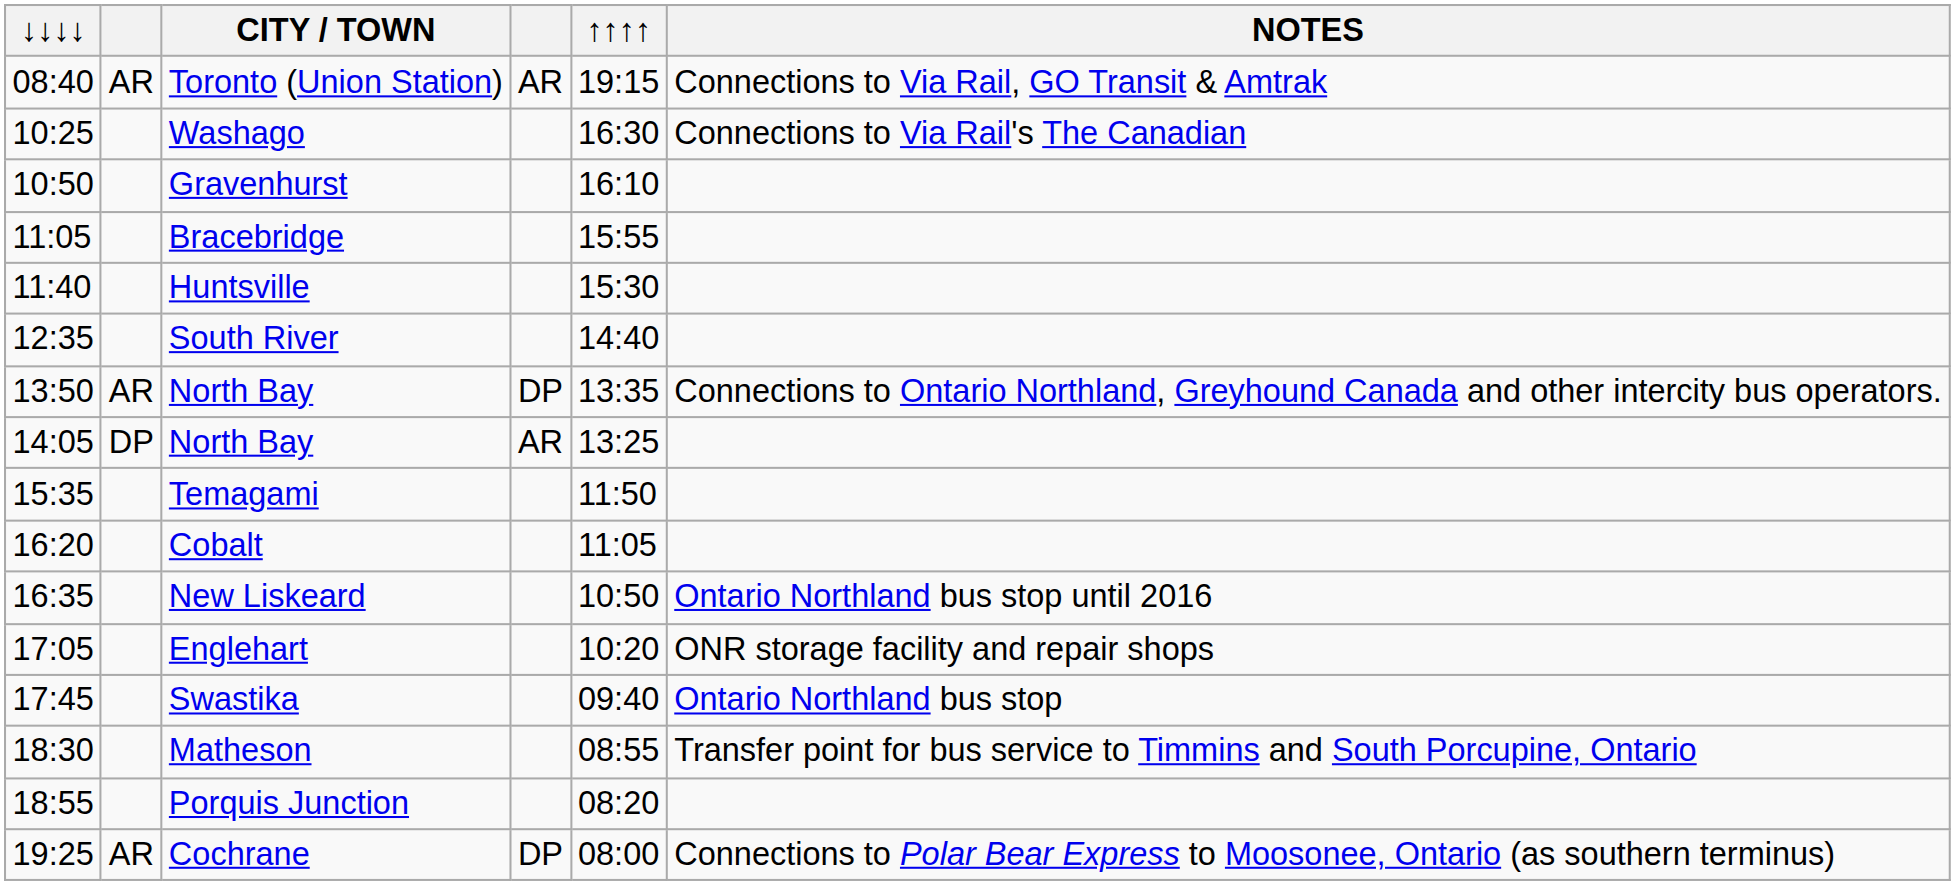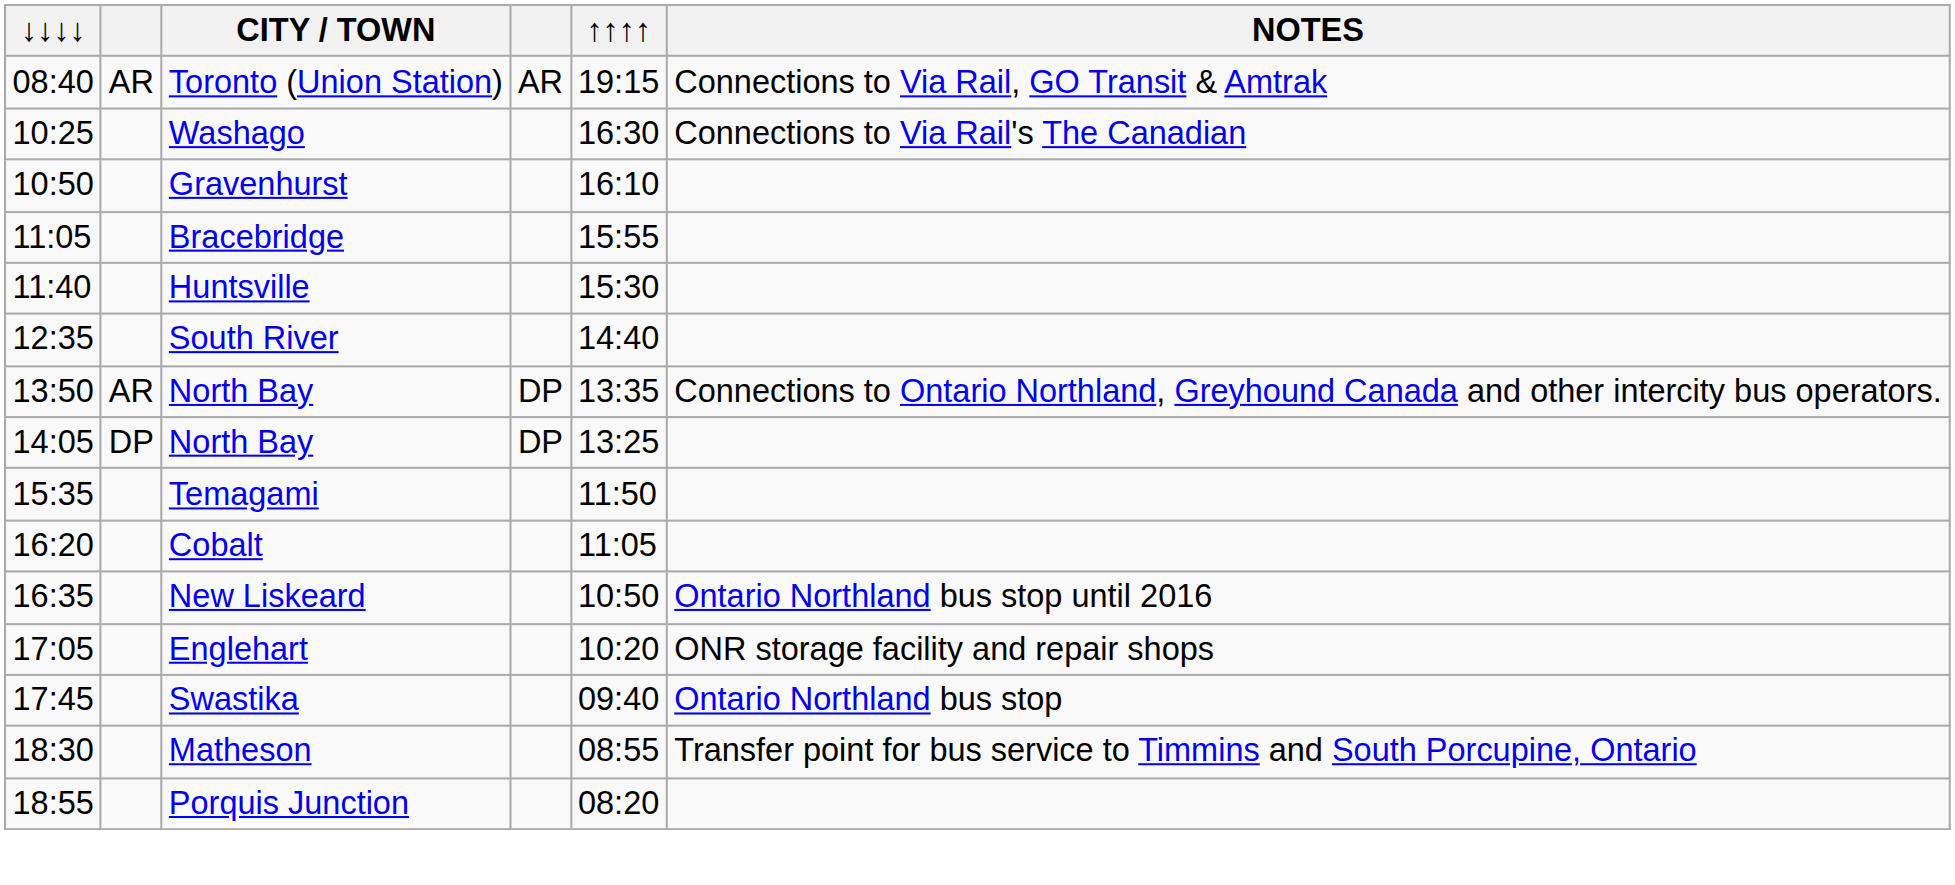(540, 442) AR -> (540, 442) DP
- row: (53, 854)
